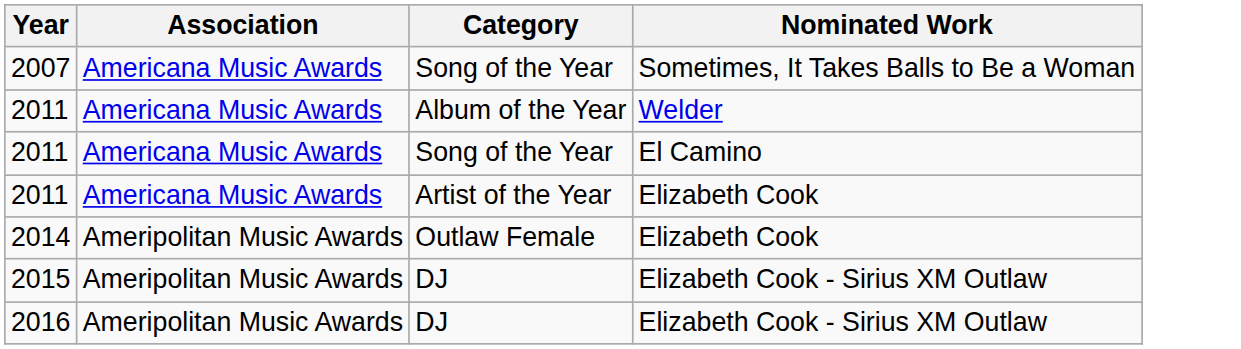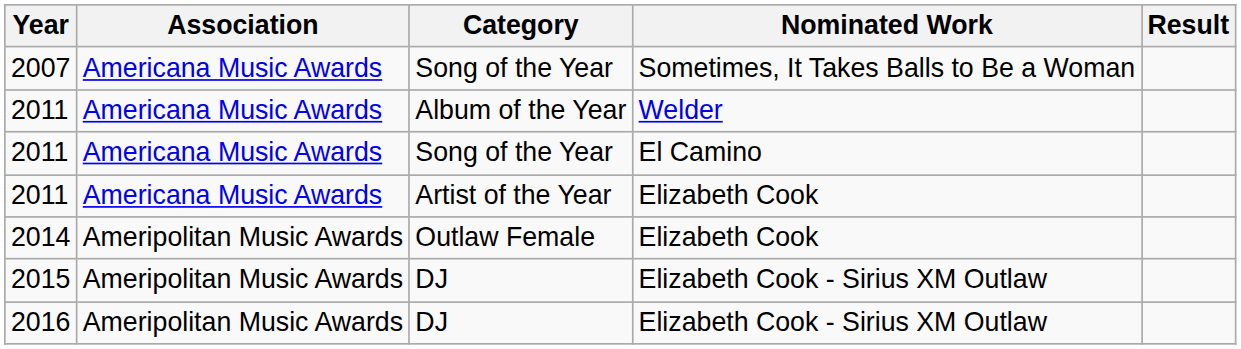+ column: (1188, 25)
